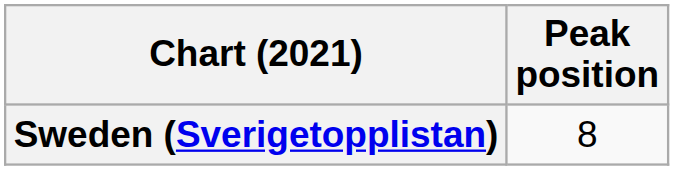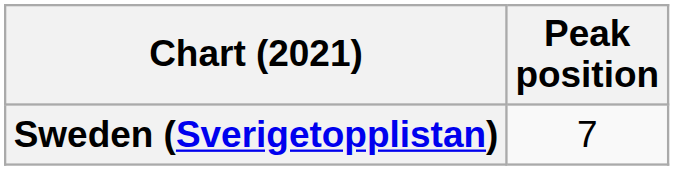(587, 134) 8 -> (587, 134) 7
